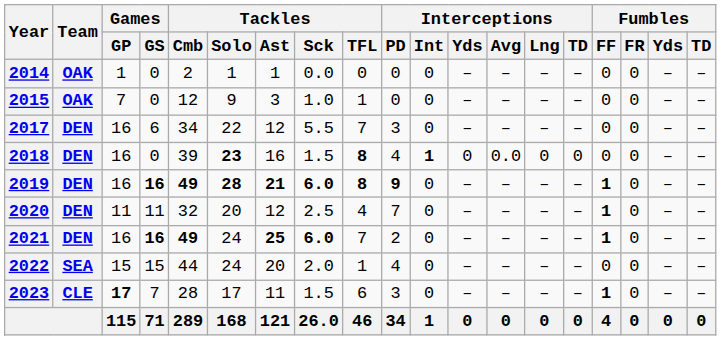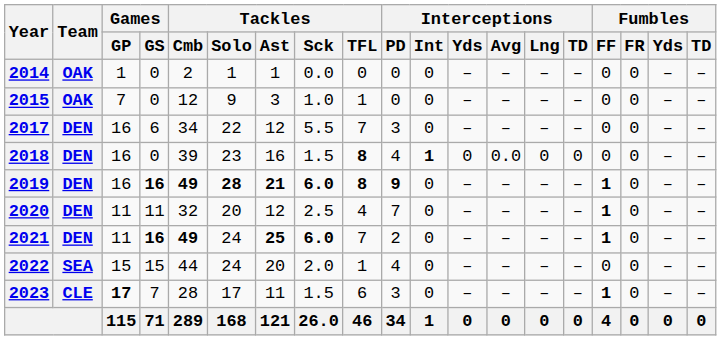(231, 156) bold -> (231, 156) normal
(121, 239) 16 -> (121, 239) 11
